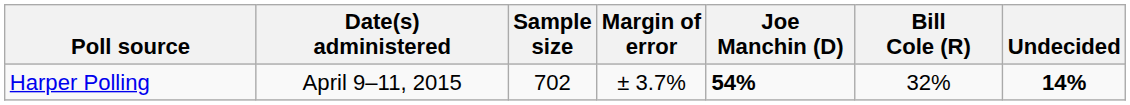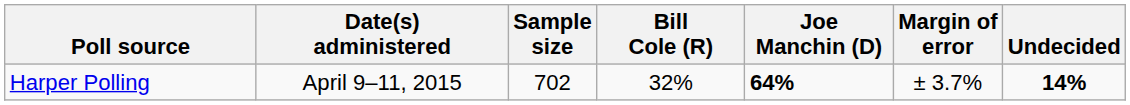columns swapped: (652, 34) <-> (929, 34)
(734, 81) 54% -> (772, 81) 64%
